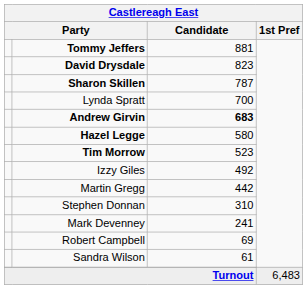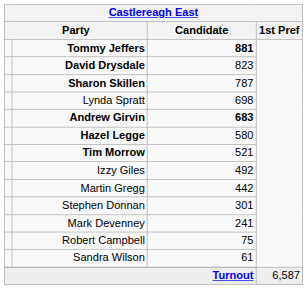(244, 48) normal -> (244, 48) bold
(244, 100) 700 -> (244, 100) 698
(244, 153) 523 -> (244, 153) 521
(244, 205) 310 -> (244, 205) 301
(247, 240) 69 -> (247, 240) 75
(286, 275) 6,483 -> (286, 275) 6,587
